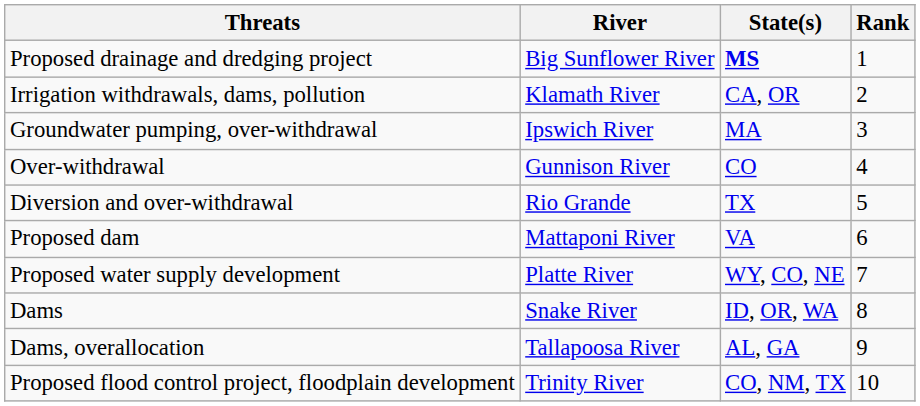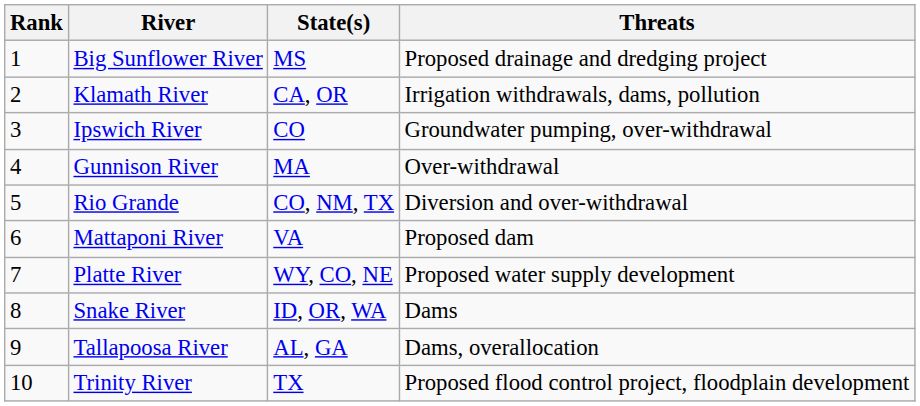columns swapped: (883, 22) <-> (262, 22)
(742, 58) bold -> (290, 58) normal
(743, 130) MA -> (289, 130) CO
(741, 166) CO -> (292, 166) MA
(740, 202) TX -> (334, 202) CO, NM, TX
(785, 382) CO, NM, TX -> (288, 382) TX
